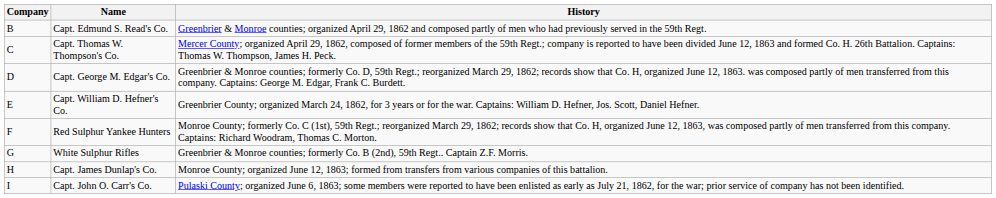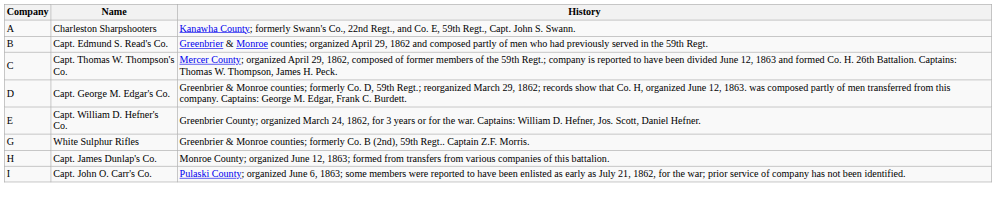+ row: (105, 28)
- row: (112, 132)
